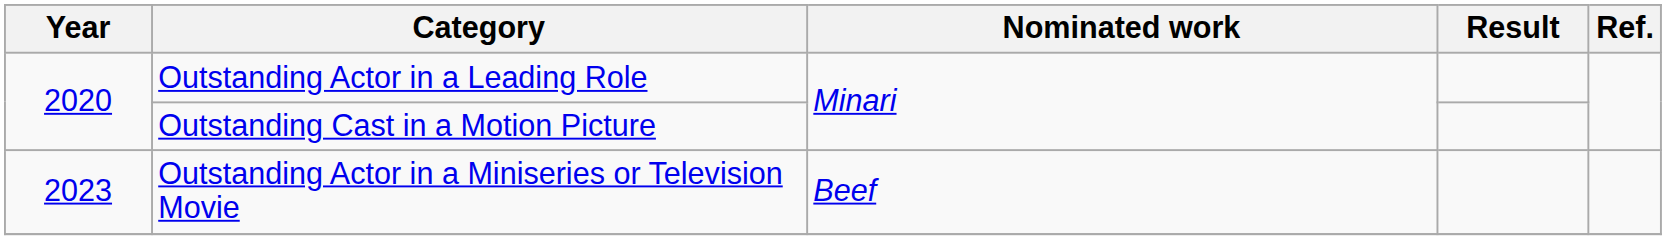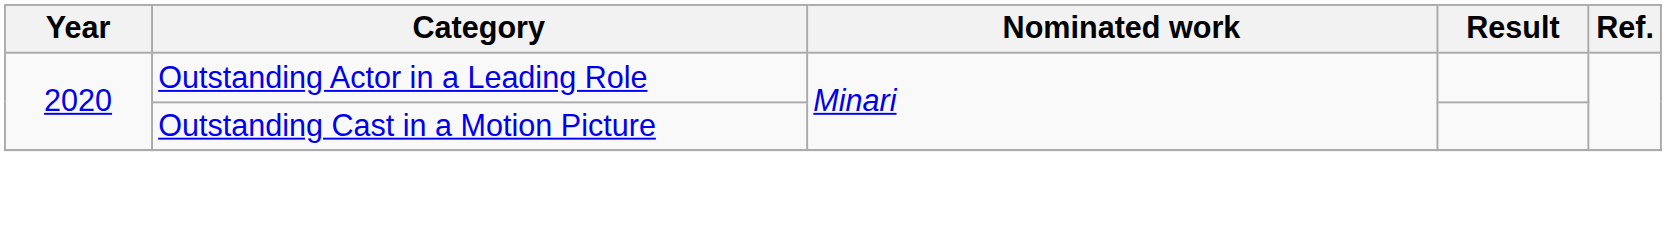- row: (470, 191)
